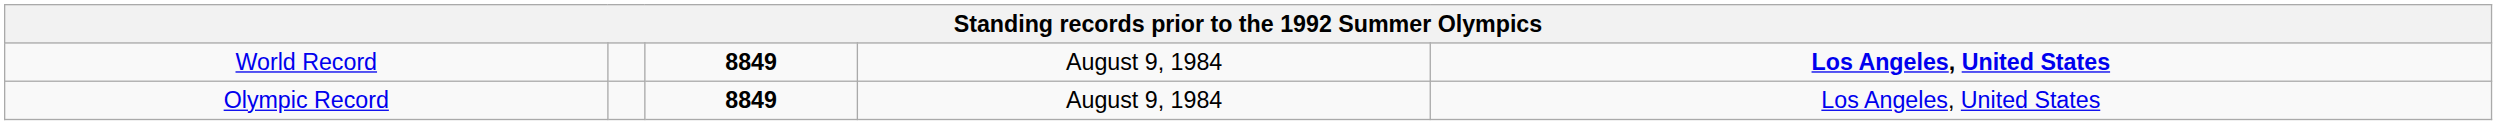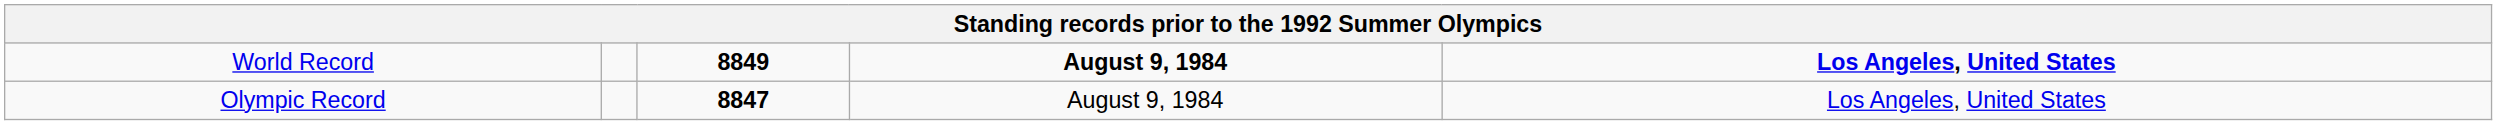(1144, 61) normal -> (1145, 61) bold
(751, 99) 8849 -> (743, 99) 8847
